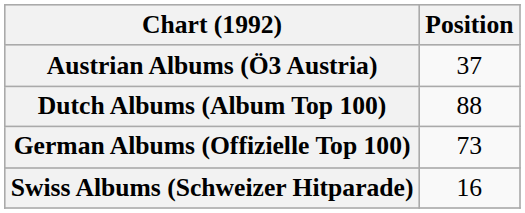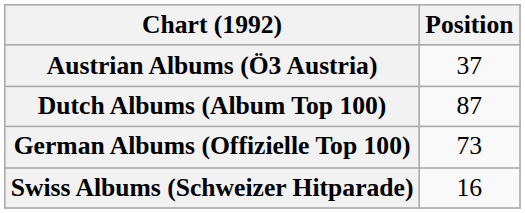(469, 106) 88 -> (469, 106) 87
